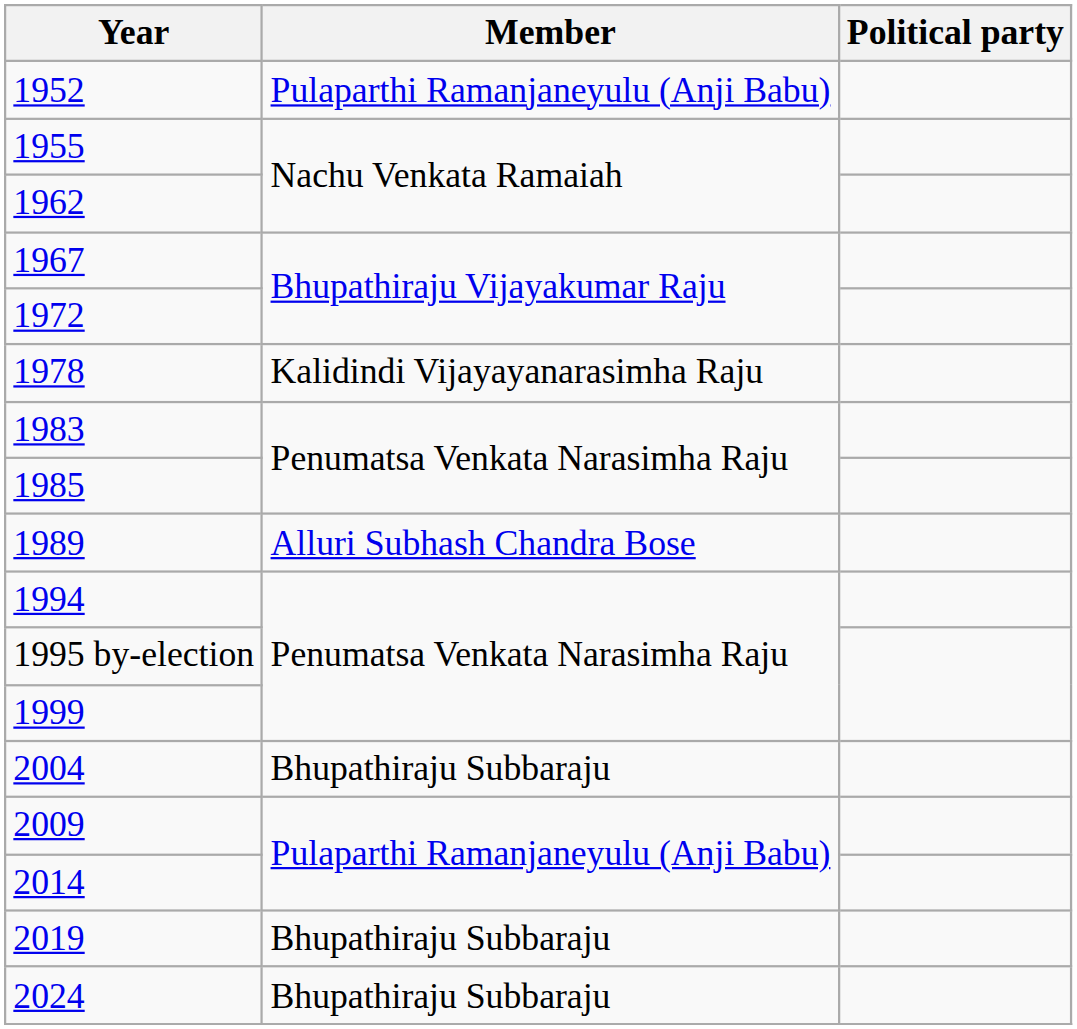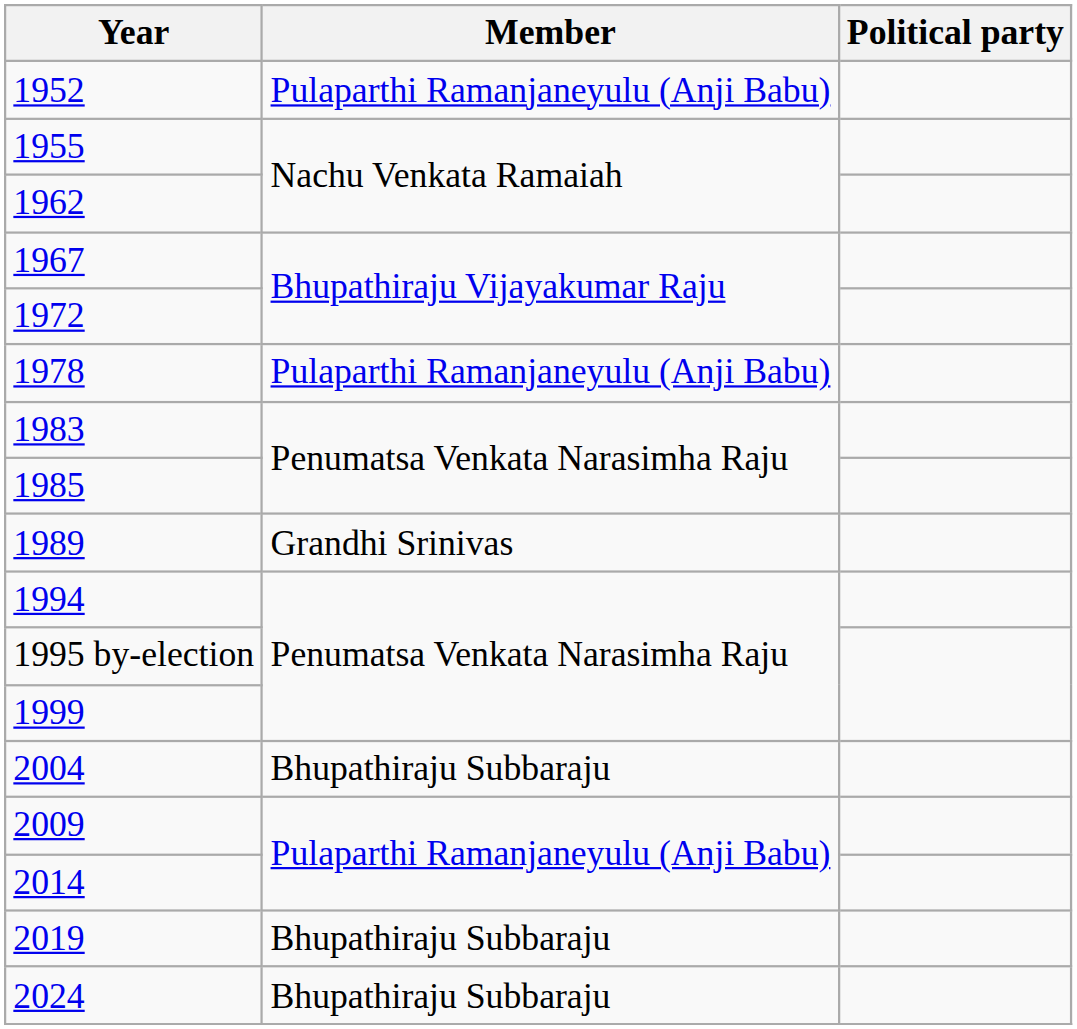(517, 372) Kalidindi Vijayayanarasimha Raju -> (550, 372) Pulaparthi Ramanjaneyulu (Anji Babu)
(483, 542) Alluri Subhash Chandra Bose -> (392, 542) Grandhi Srinivas
